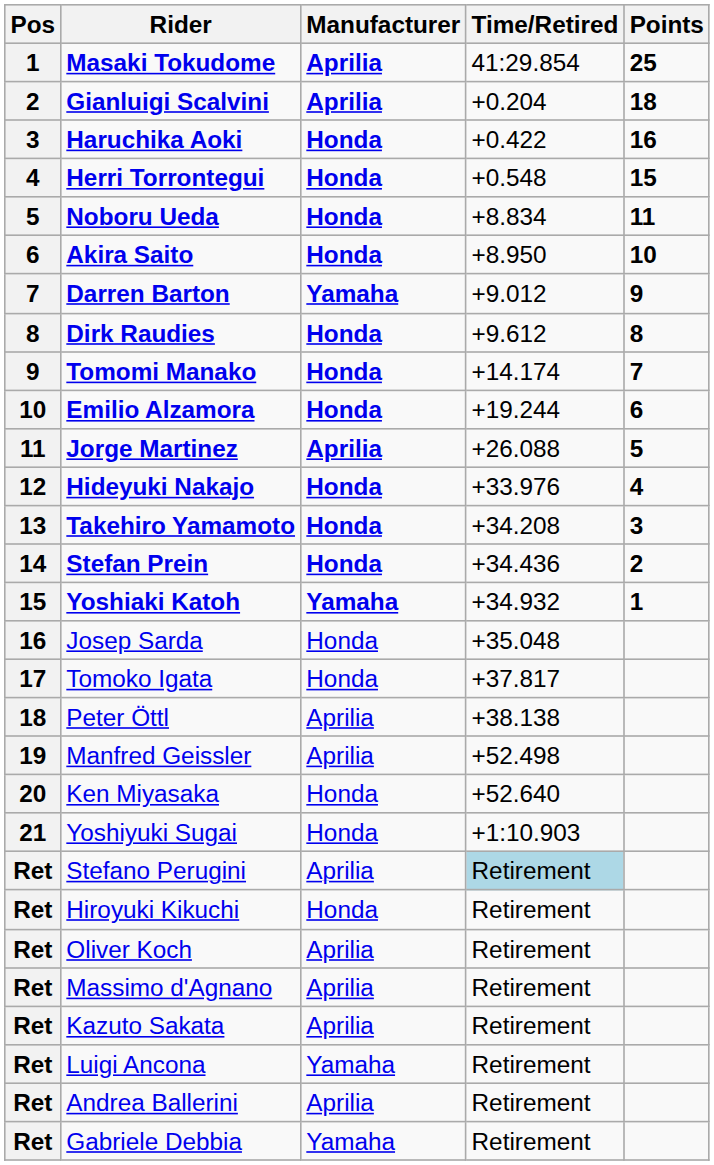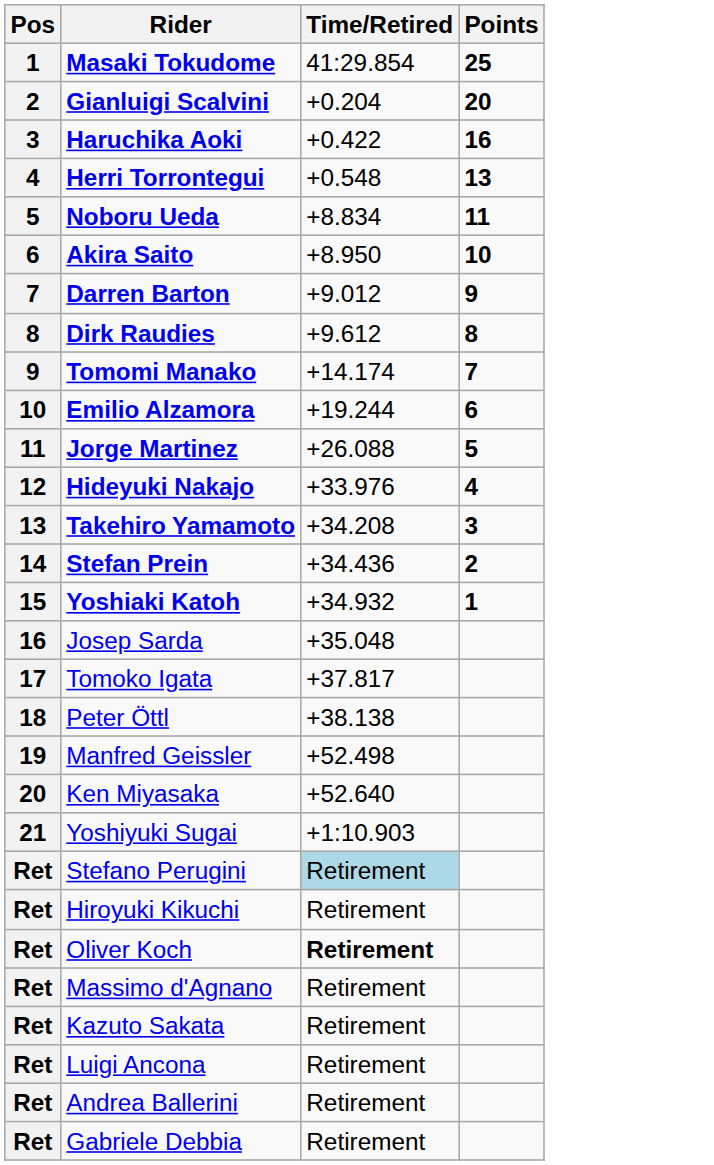- column: (383, 24)
(643, 101) 18 -> (478, 101) 20
(643, 178) 15 -> (478, 178) 13
(531, 948) normal -> (370, 948) bold
